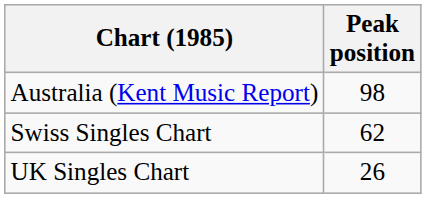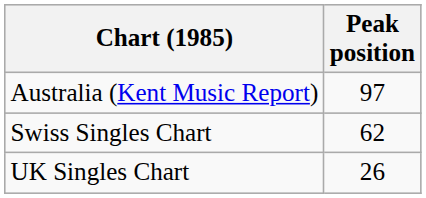(372, 92) 98 -> (372, 92) 97
